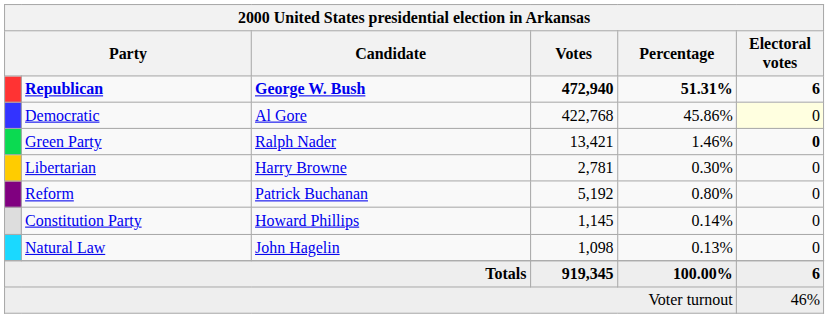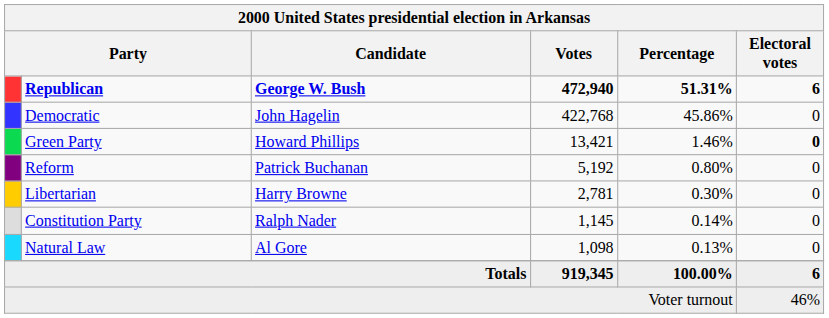(281, 115) Al Gore -> (297, 115) John Hagelin
(816, 115) lightyellow background -> (816, 115) no background
(296, 142) Ralph Nader -> (307, 142) Howard Phillips
rows swapped: (49, 194) <-> (61, 168)
(307, 220) Howard Phillips -> (296, 220) Ralph Nader
(297, 247) John Hagelin -> (281, 247) Al Gore
